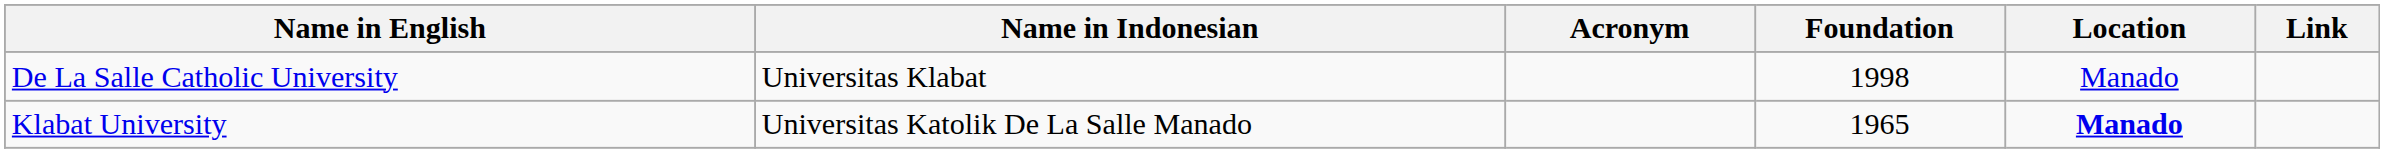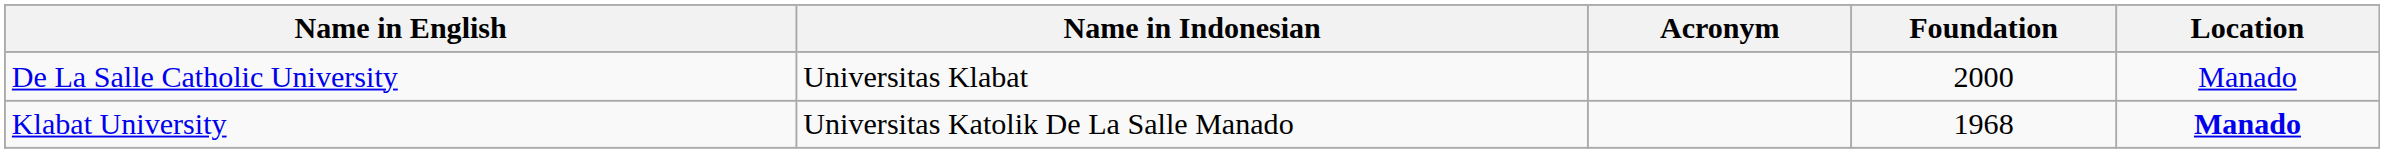- column: (2317, 28)
(1879, 76) 1998 -> (1984, 76) 2000
(1879, 123) 1965 -> (1984, 123) 1968
